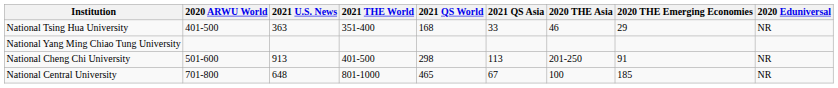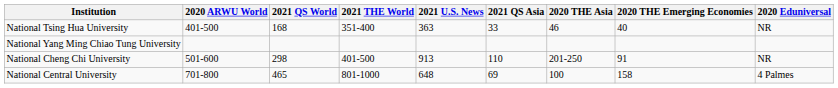columns swapped: (451, 12) <-> (305, 12)
(622, 28) 29 -> (622, 28) 40
(495, 59) 113 -> (495, 59) 110
(493, 75) 67 -> (493, 75) 69
(625, 75) 185 -> (625, 75) 158
(764, 75) NR -> (776, 75) 4 Palmes
